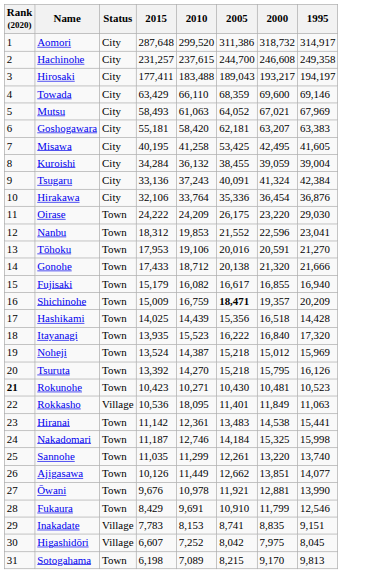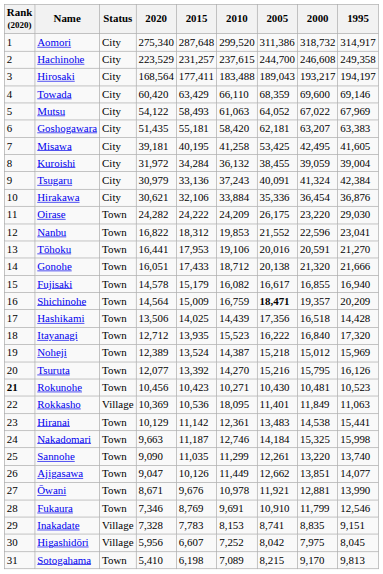+ column: (156, 19)
(275, 111) 67,021 -> (315, 111) 67,022
(194, 197) 33,764 -> (234, 197) 33,884
(234, 318) 15,356 -> (275, 318) 17,356
(234, 370) 15,218 -> (275, 370) 15,216
(151, 508) 8,429 -> (191, 508) 8,769
